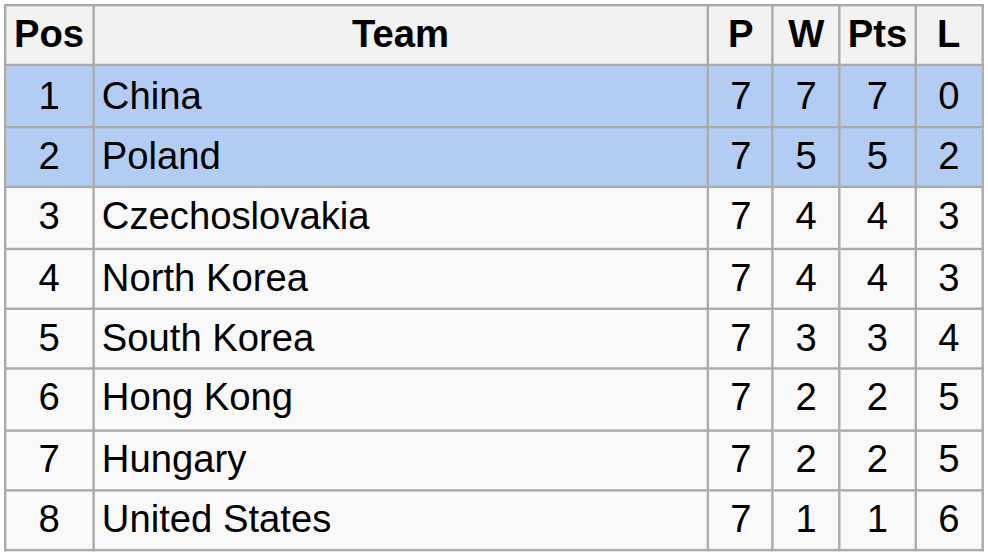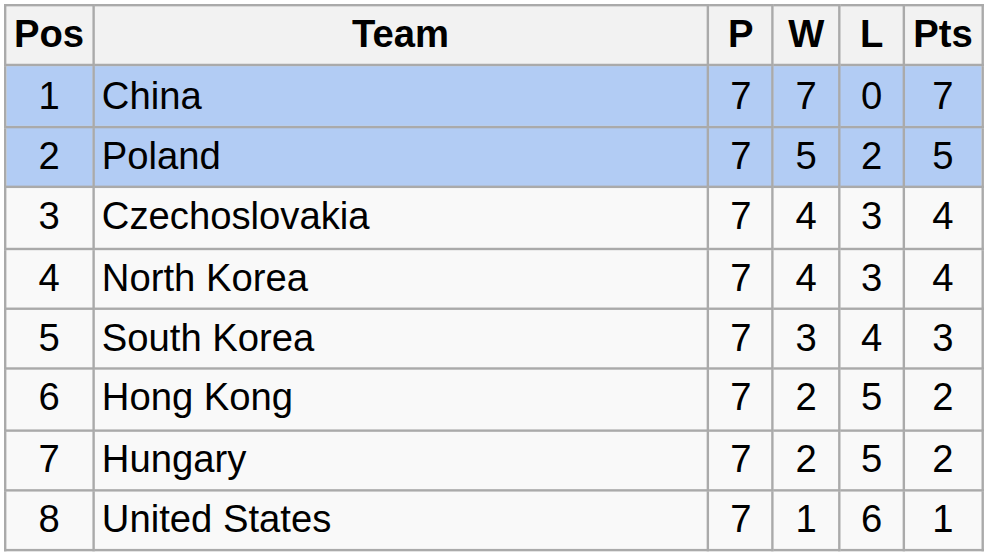columns swapped: (949, 34) <-> (878, 34)
